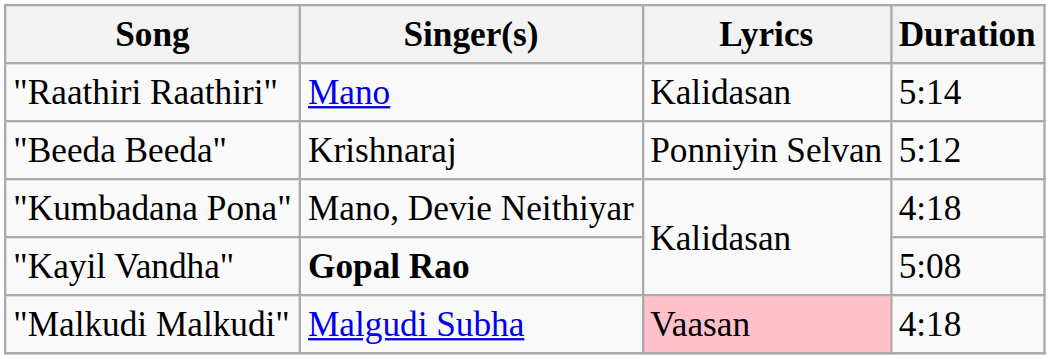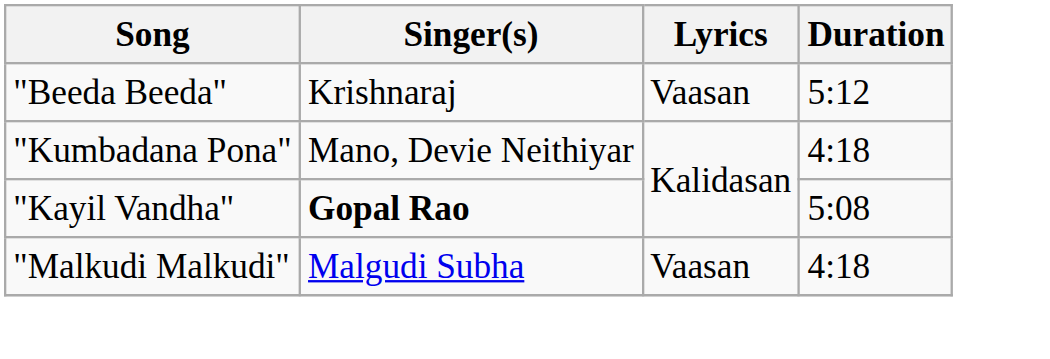- row: (146, 91)
(766, 150) Ponniyin Selvan -> (700, 91) Vaasan
(700, 324) pink background -> (700, 266) no background
